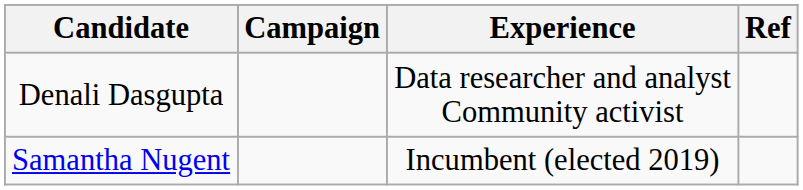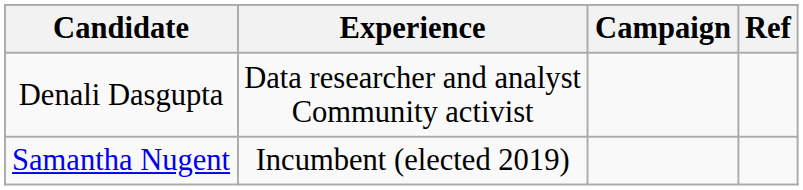columns swapped: (563, 28) <-> (312, 28)
